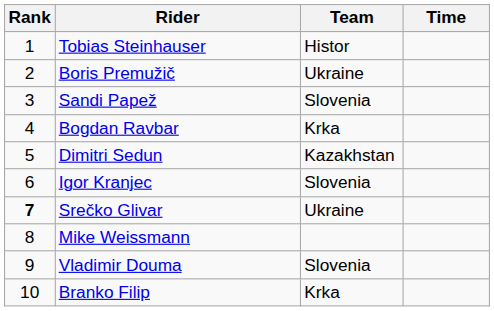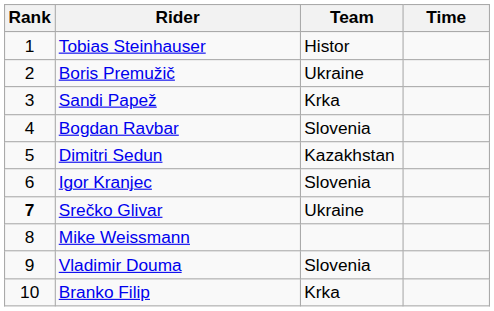(337, 100) Slovenia -> (322, 100) Krka
(322, 127) Krka -> (337, 127) Slovenia
